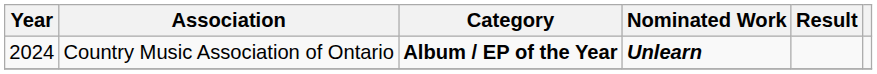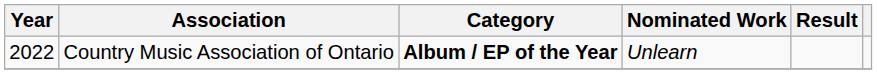(32, 52) 2024 -> (32, 52) 2022
(664, 52) bold -> (662, 52) normal
